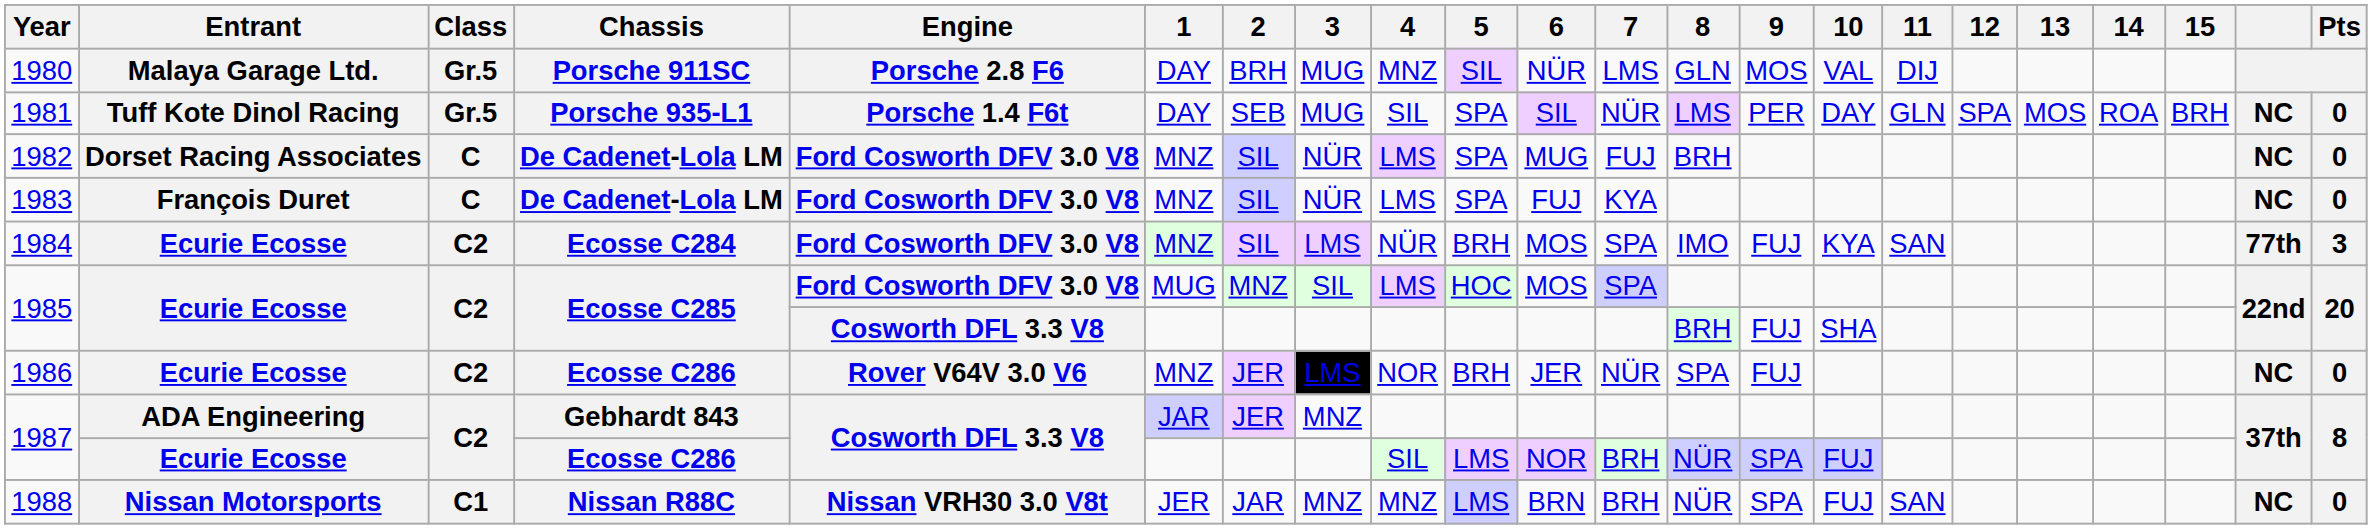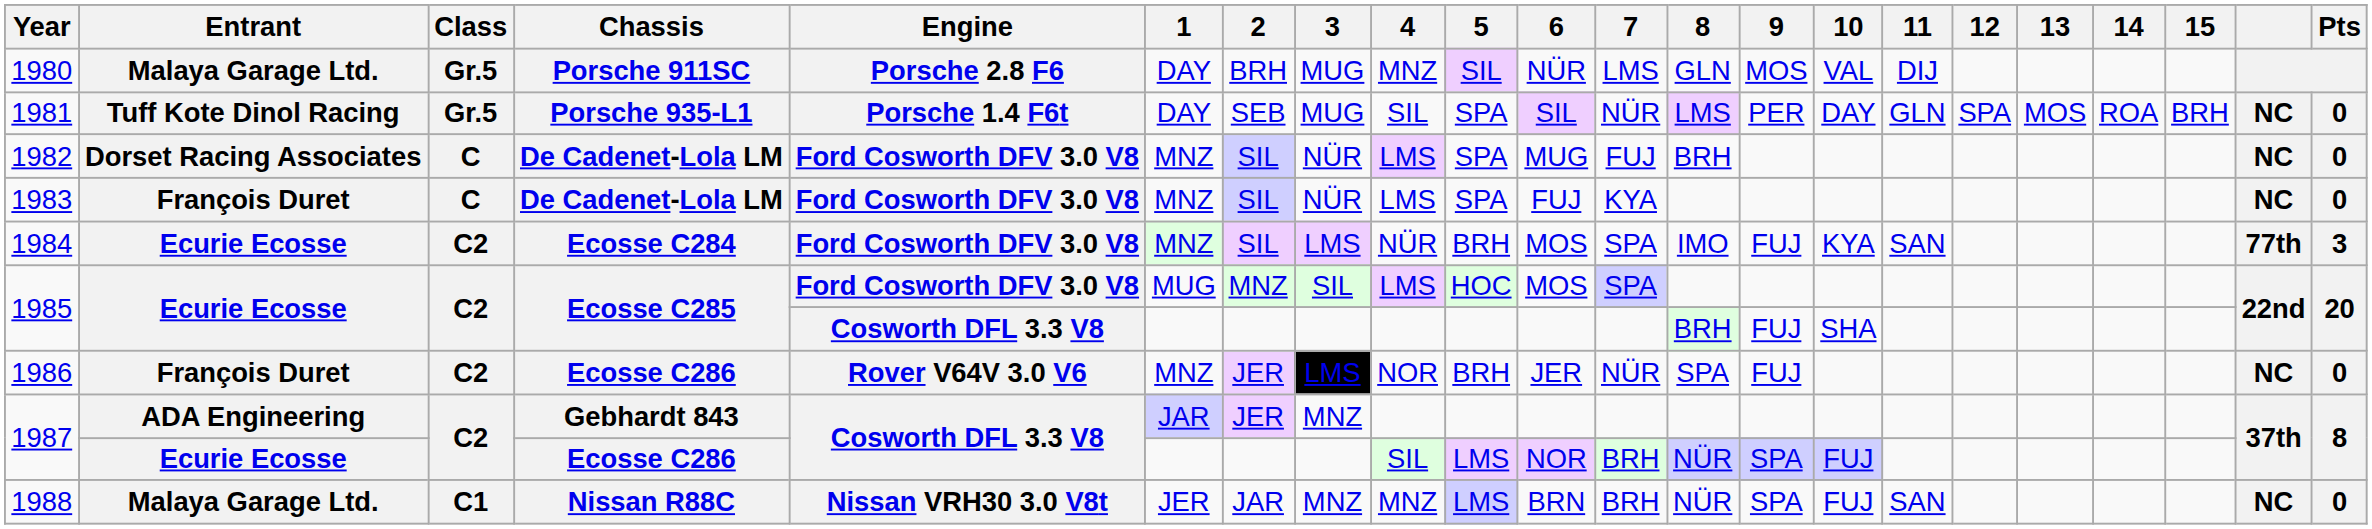(253, 373) Ecurie Ecosse -> (253, 373) François Duret
(253, 502) Nissan Motorsports -> (253, 502) Malaya Garage Ltd.
